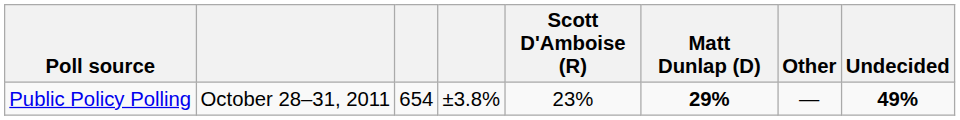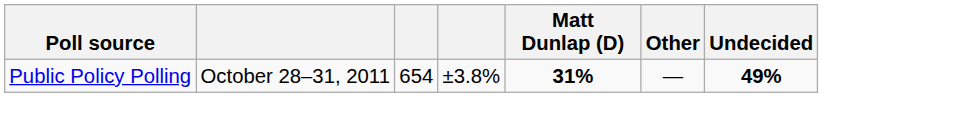- column: (573, 43)
(709, 98) 29% -> (573, 75) 31%
